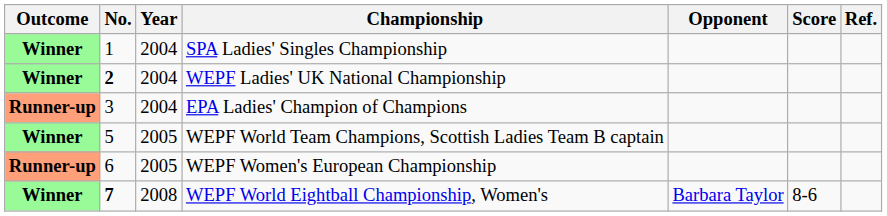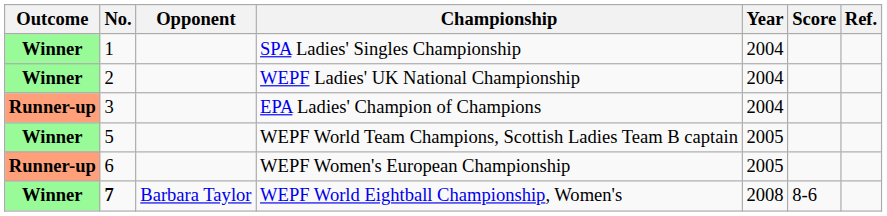columns swapped: (159, 19) <-> (728, 19)
(109, 78) bold -> (109, 78) normal
